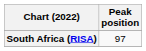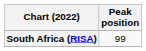(120, 38) 97 -> (120, 38) 99
